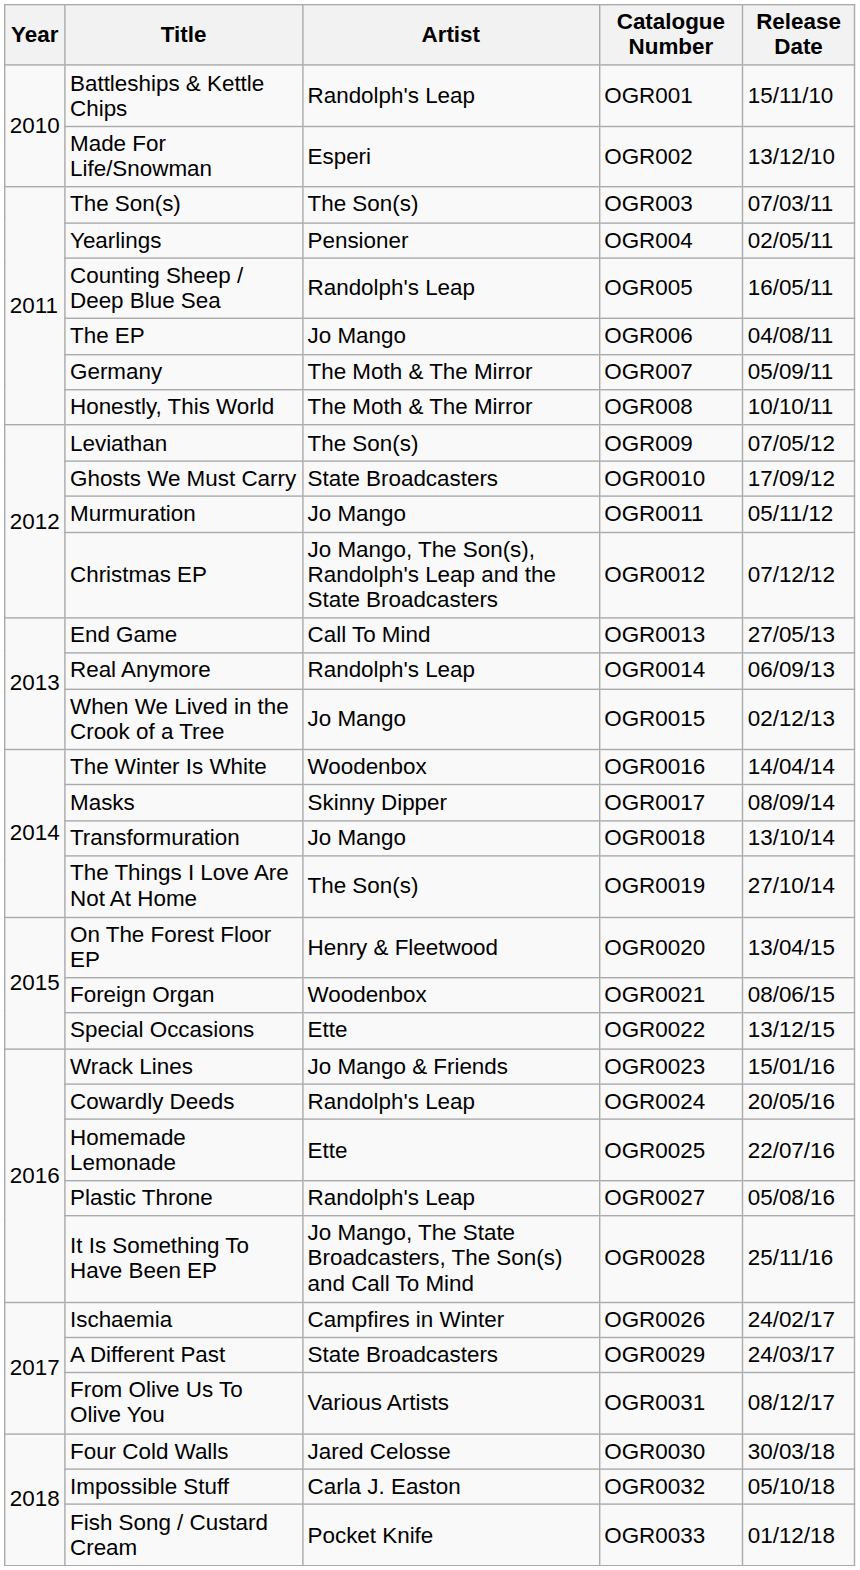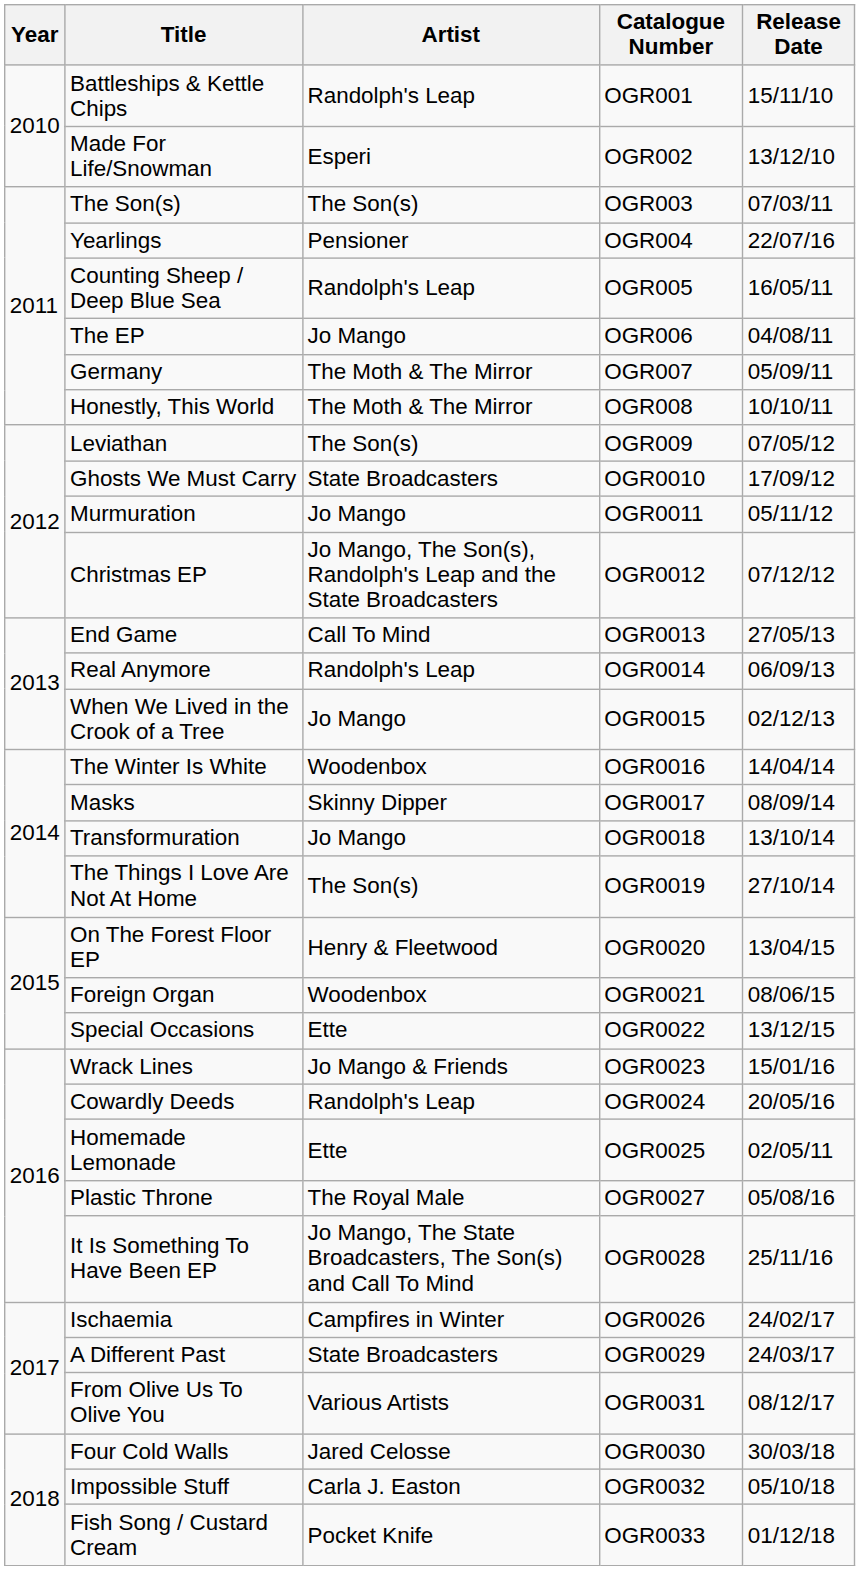(791, 239) 02/05/11 -> (791, 239) 22/07/16
(791, 1149) 22/07/16 -> (791, 1149) 02/05/11
(391, 1197) Randolph's Leap -> (386, 1197) The Royal Male
